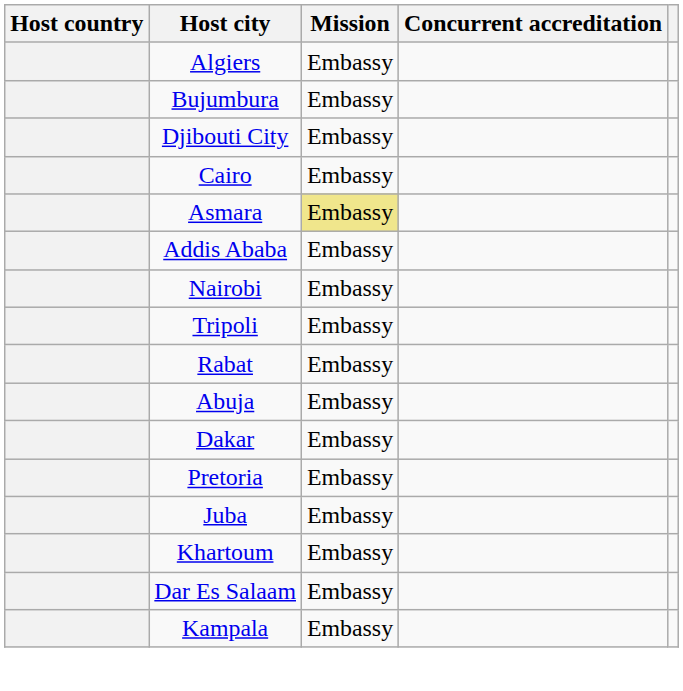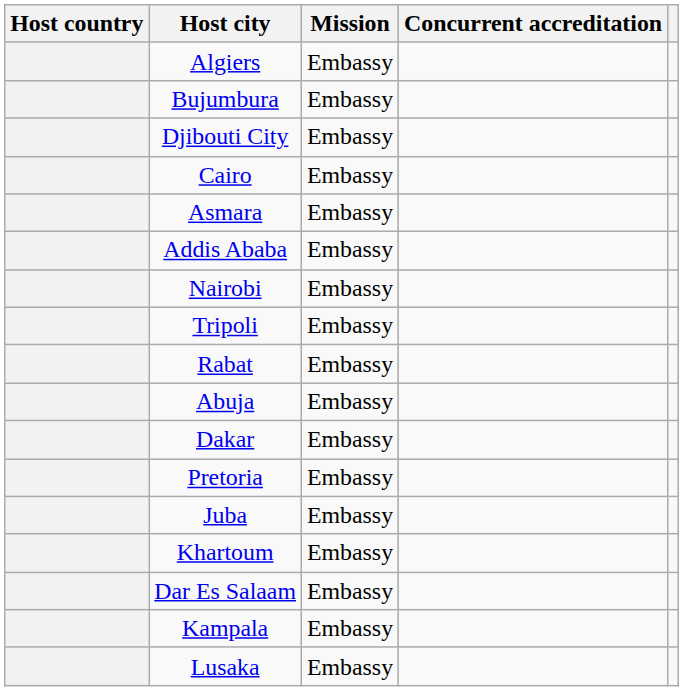(350, 212) khaki background -> (350, 212) no background
+ row: (225, 666)
